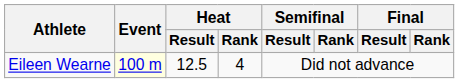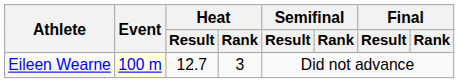(192, 66) 12.5 -> (192, 66) 12.7
(240, 66) 4 -> (240, 66) 3
